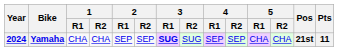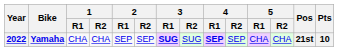(16, 40) 2024 -> (16, 40) 2022
(214, 40) normal -> (214, 40) bold
(325, 40) 11 -> (325, 40) 10
